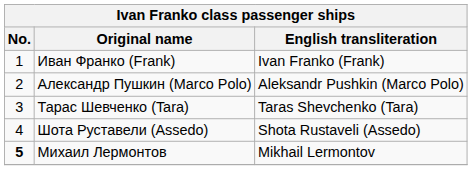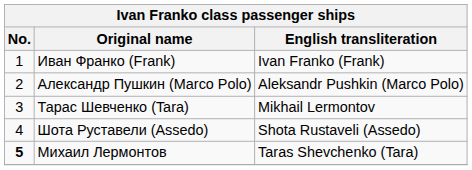(338, 107) Taras Shevchenko (Tara) -> (317, 107) Mikhail Lermontov
(317, 152) Mikhail Lermontov -> (338, 152) Taras Shevchenko (Tara)
